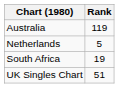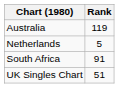(99, 59) 19 -> (99, 59) 91
